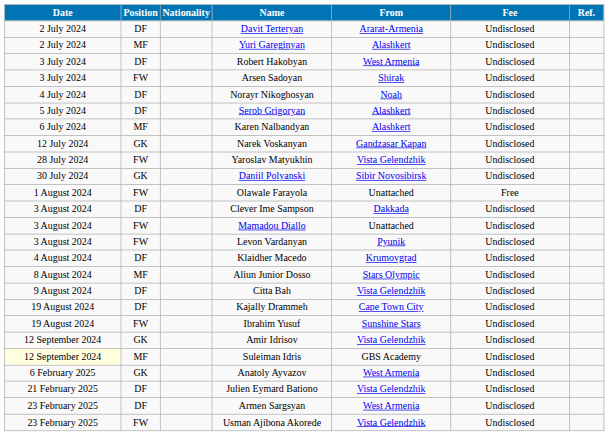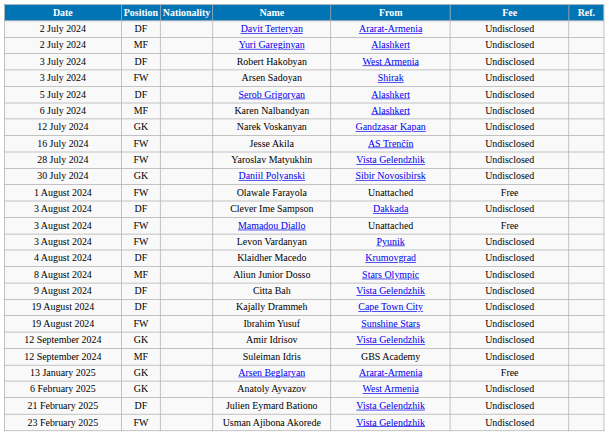- row: (272, 95)
+ row: (272, 144)
(510, 226) Undisclosed -> (510, 226) Free
(63, 357) lightyellow background -> (63, 357) no background
+ row: (272, 373)
- row: (272, 406)
